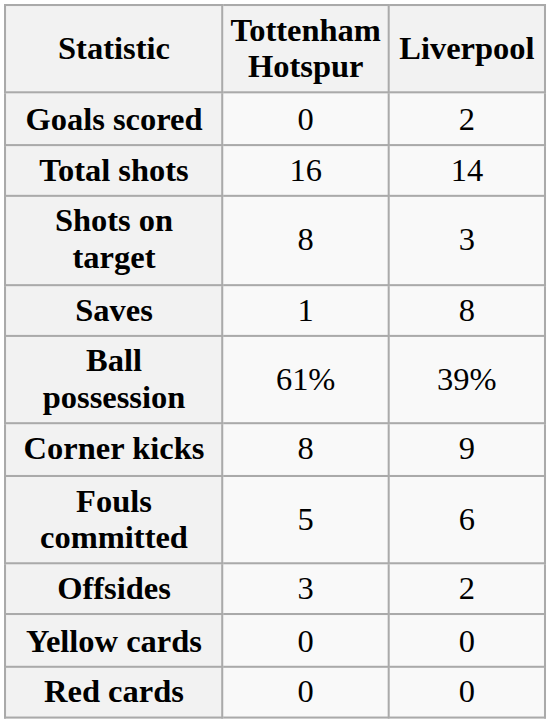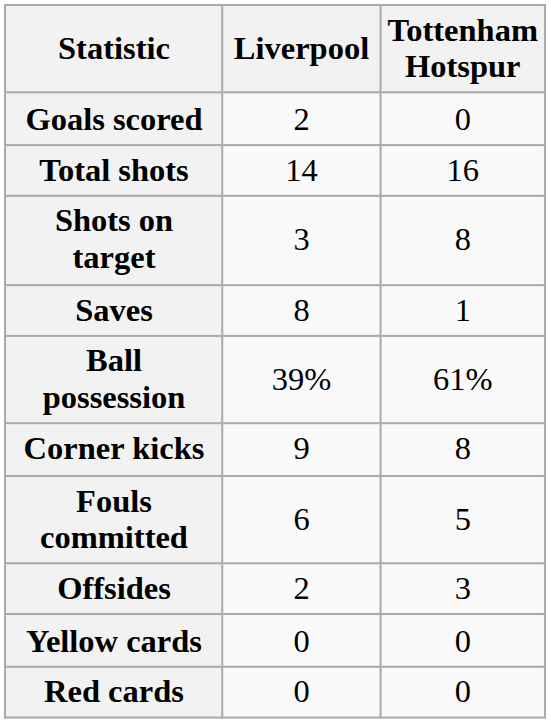columns swapped: (306, 48) <-> (467, 48)
